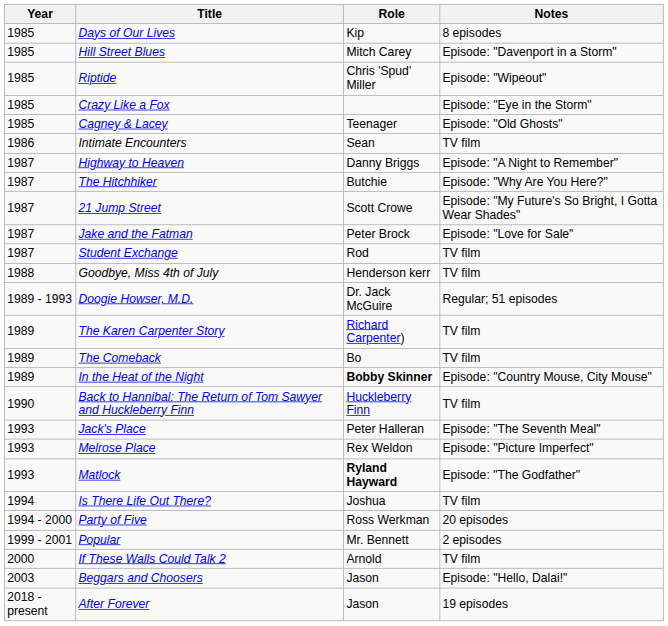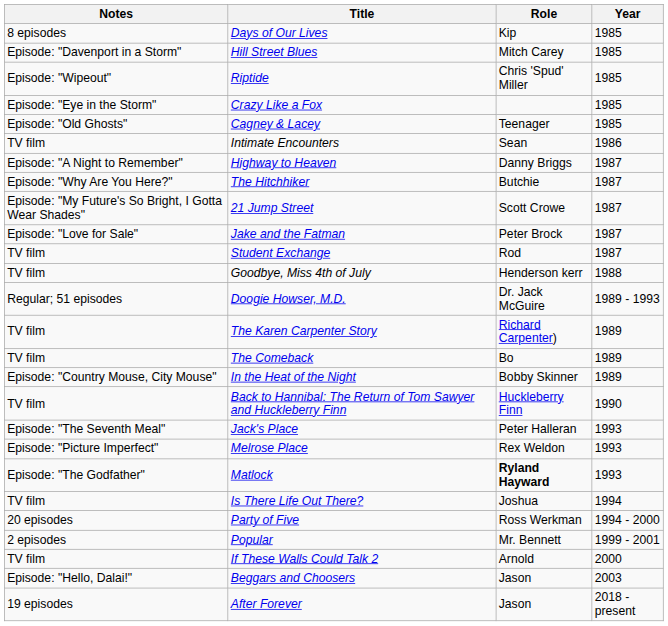columns swapped: (40, 14) <-> (551, 14)
(389, 377) bold -> (538, 377) normal
